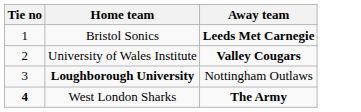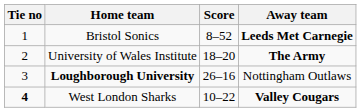+ column: (219, 14)
(259, 55) Valley Cougars -> (297, 55) The Army
(259, 96) The Army -> (297, 96) Valley Cougars
